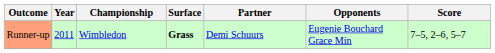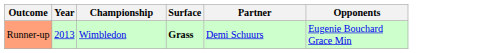- column: (449, 12)
(64, 34) 2011 -> (64, 34) 2013
